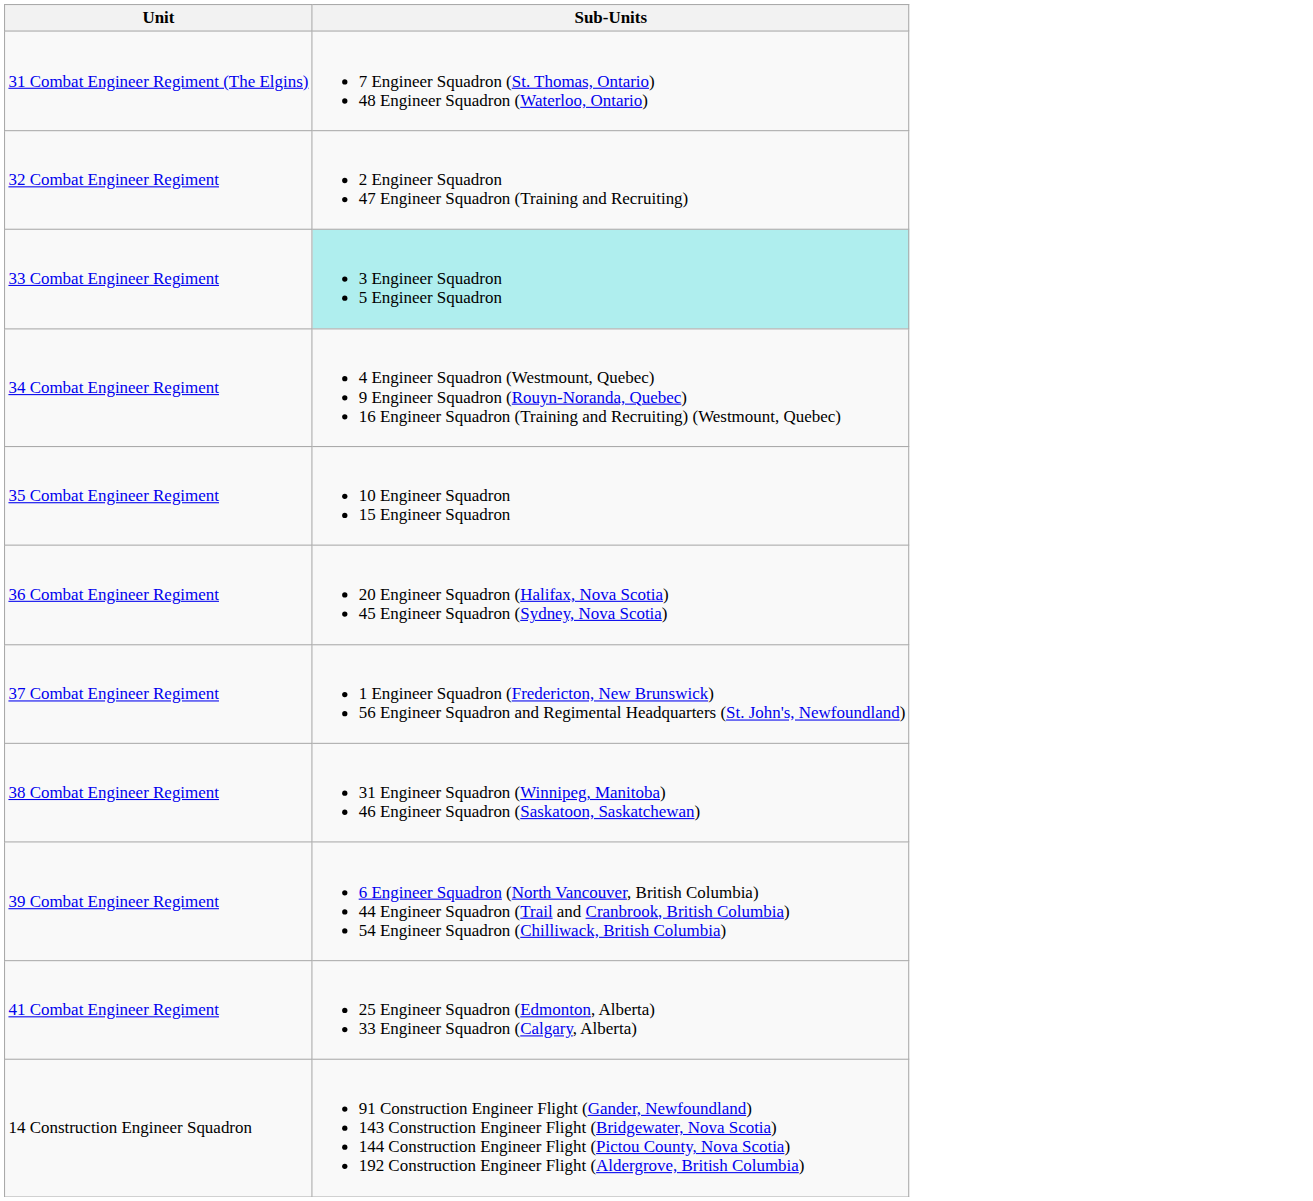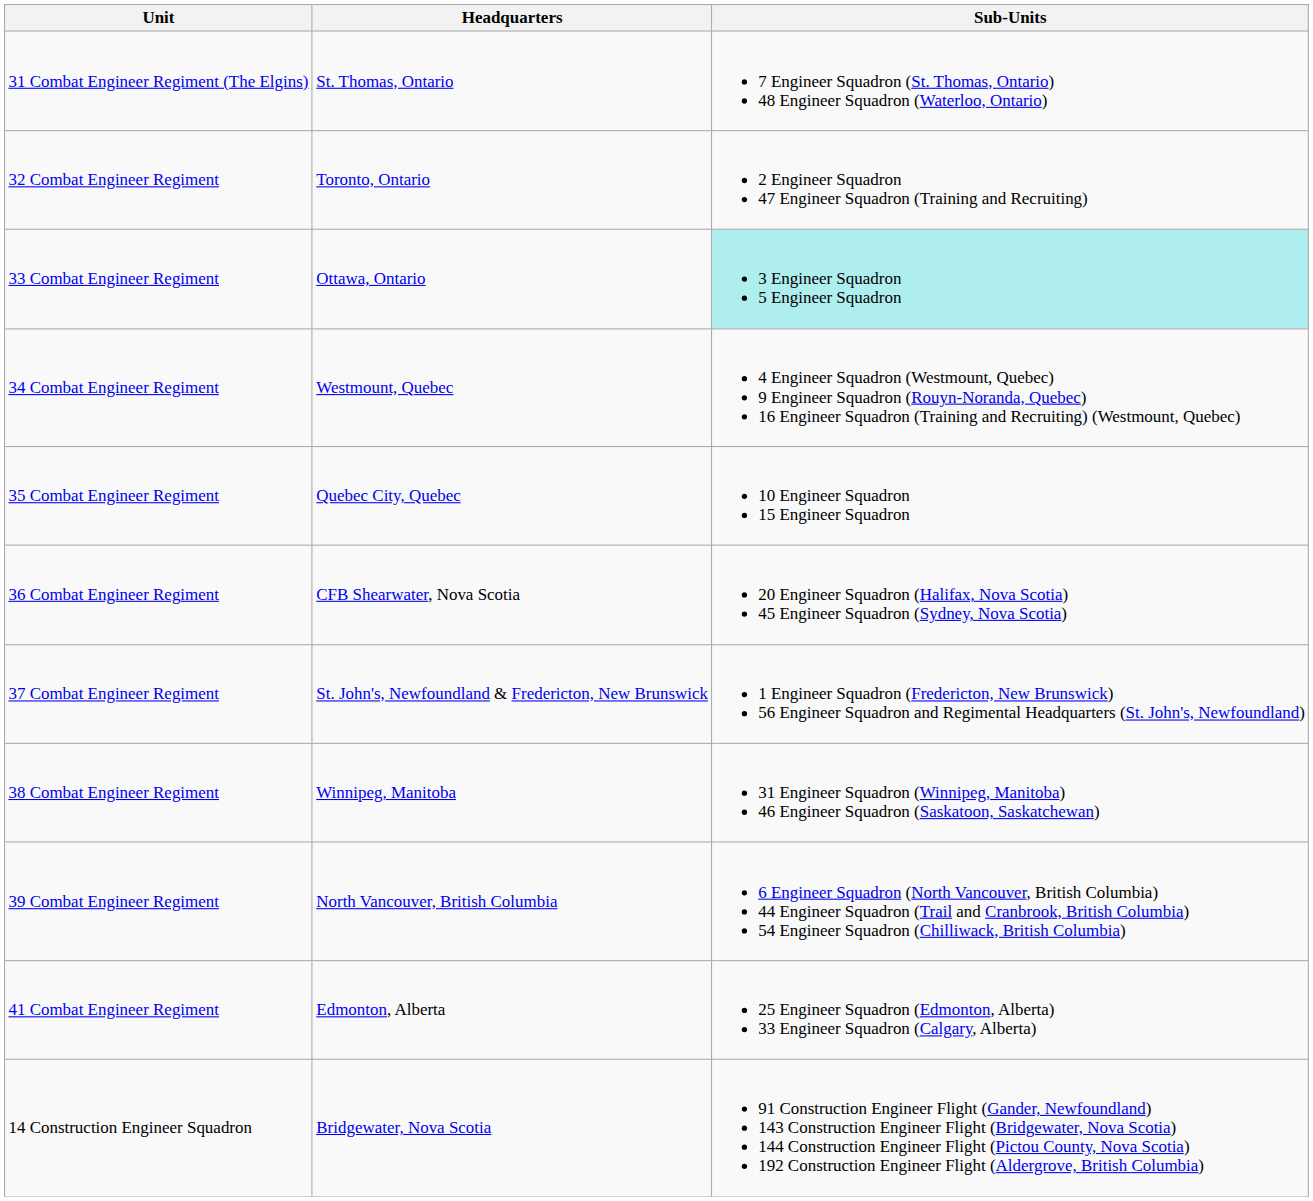+ column: (512, 17)
